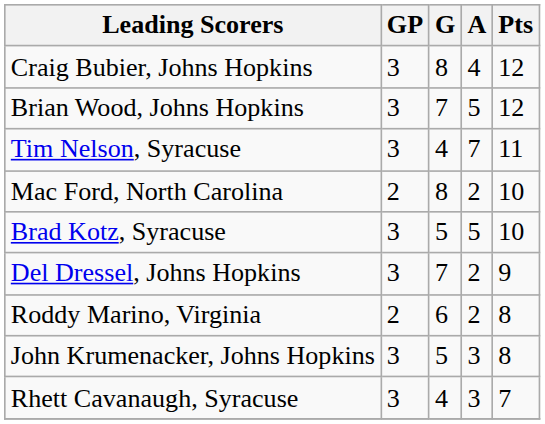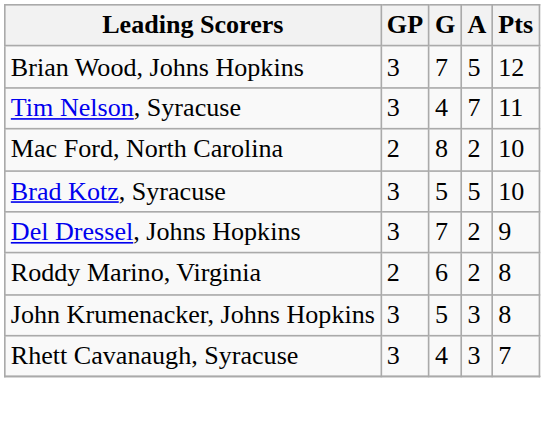- row: (162, 66)
